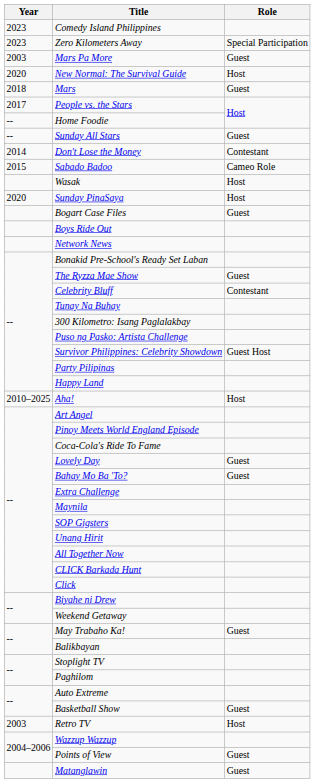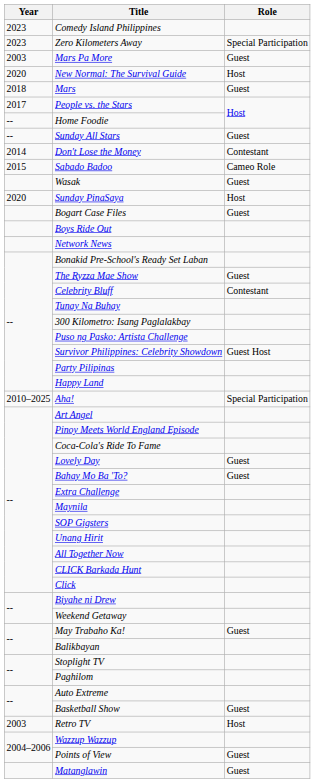(236, 182) Host -> (238, 182) Guest
(236, 399) Host -> (267, 399) Special Participation
